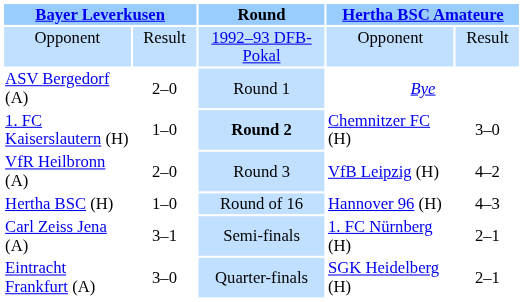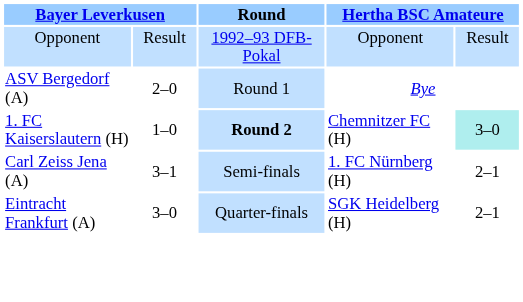(487, 129) no background -> (487, 129) paleturquoise background
- row: (55, 171)
- row: (59, 203)
